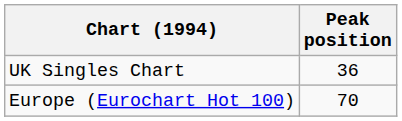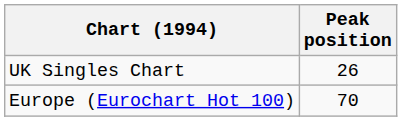(348, 71) 36 -> (348, 71) 26
